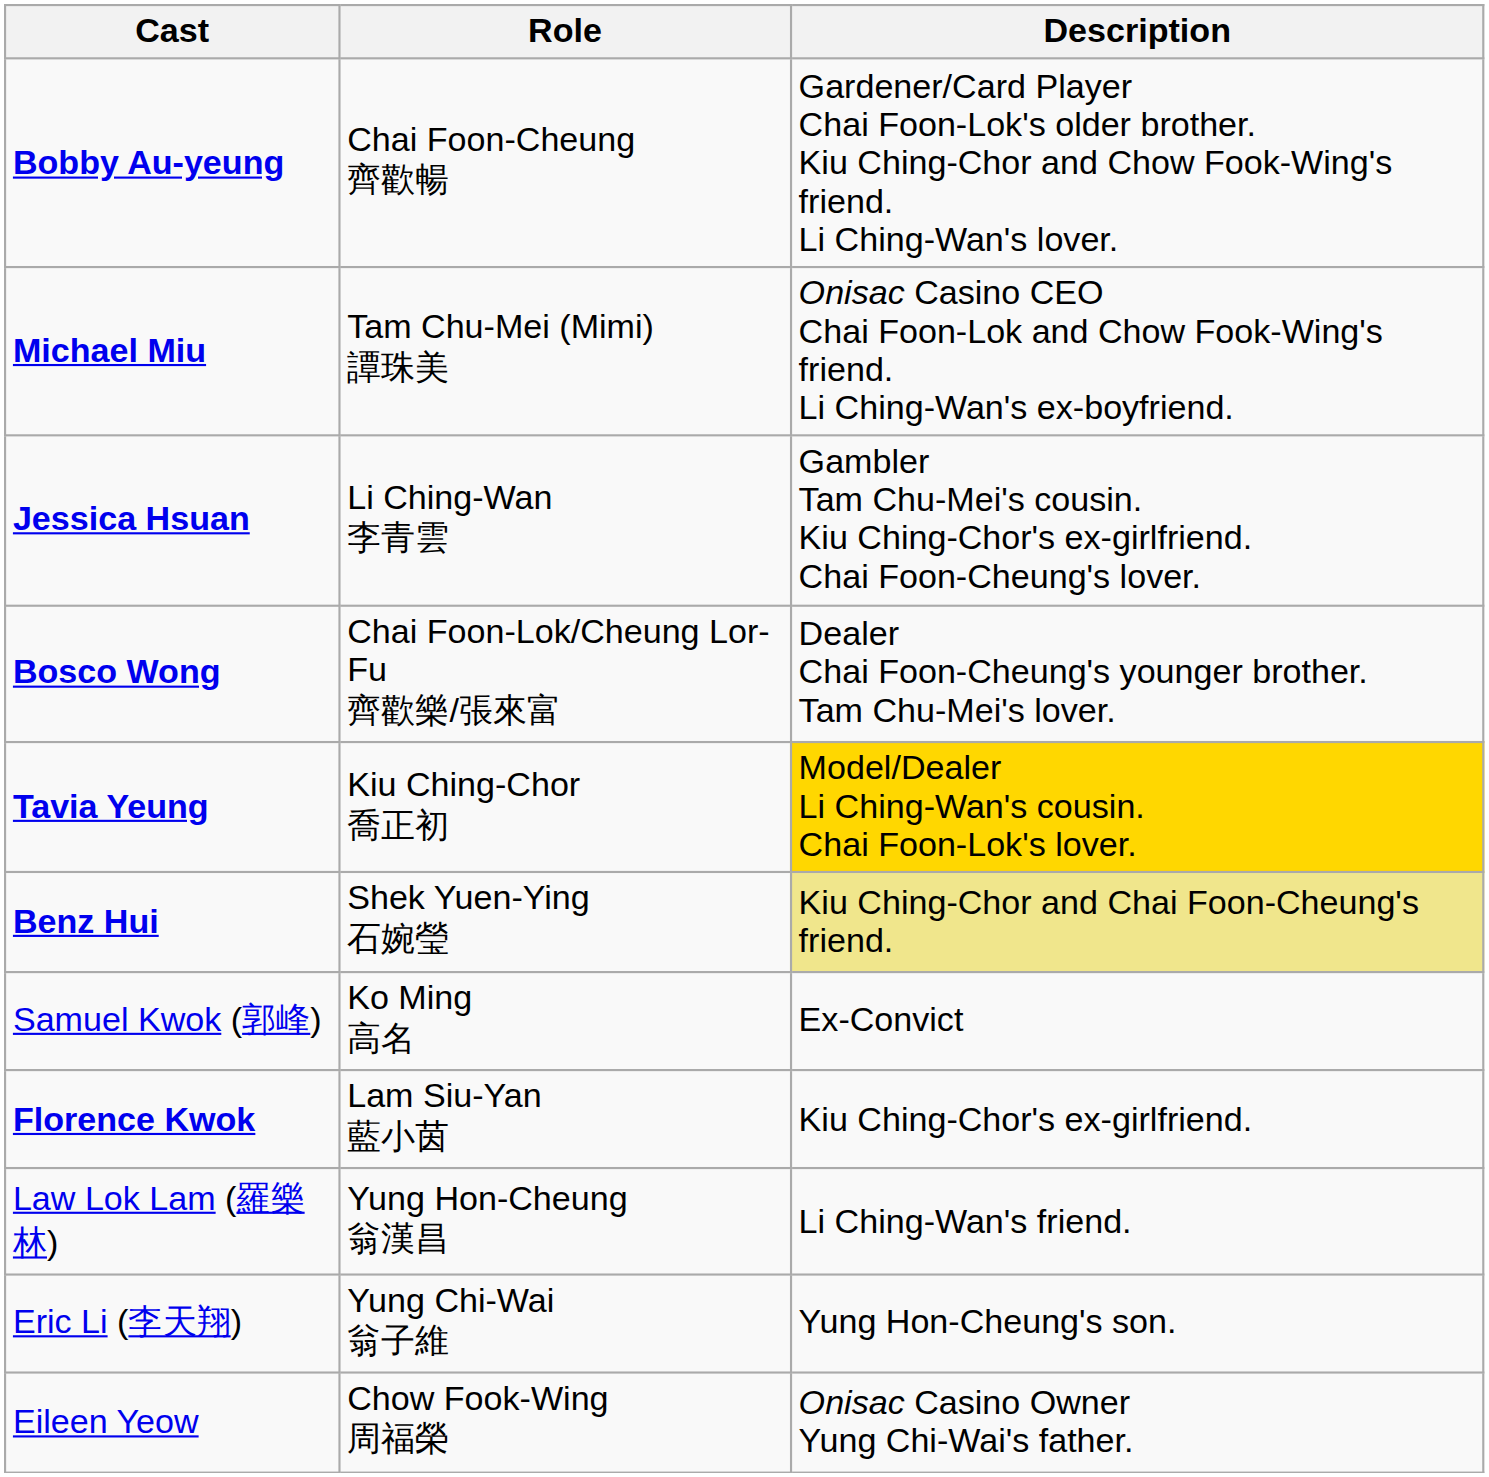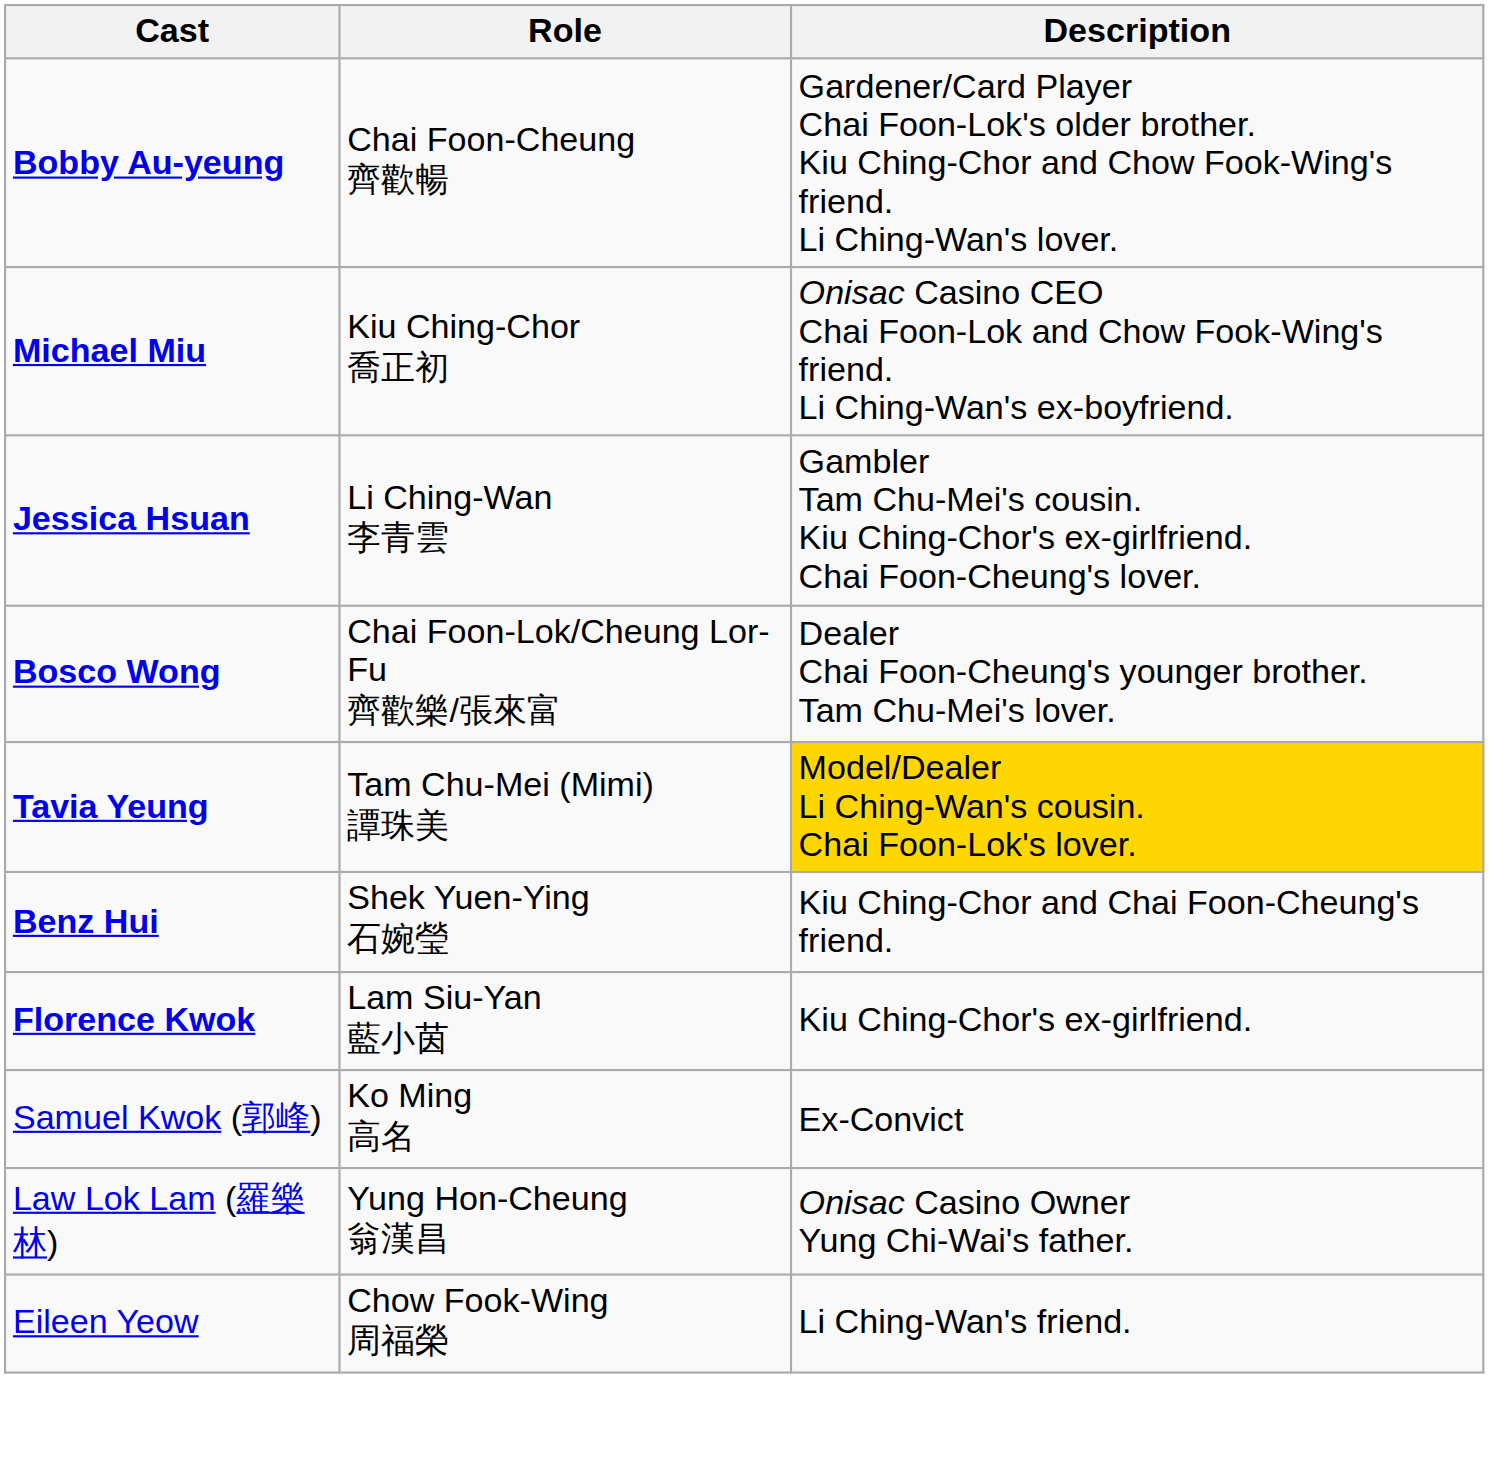(501, 348) Tam Chu-Mei (Mimi) 譚珠美 -> (464, 348) Kiu Ching-Chor 喬正初
(464, 804) Kiu Ching-Chor 喬正初 -> (501, 804) Tam Chu-Mei (Mimi) 譚珠美
(1109, 921) khaki background -> (1109, 921) no background
rows swapped: (134, 1118) <-> (167, 1019)
(965, 1220) Li Ching-Wan's friend. -> (966, 1220) Onisac Casino Owner Yung Chi-Wai's father.
- row: (127, 1321)
(966, 1421) Onisac Casino Owner Yung Chi-Wai's father. -> (965, 1322) Li Ching-Wan's friend.
